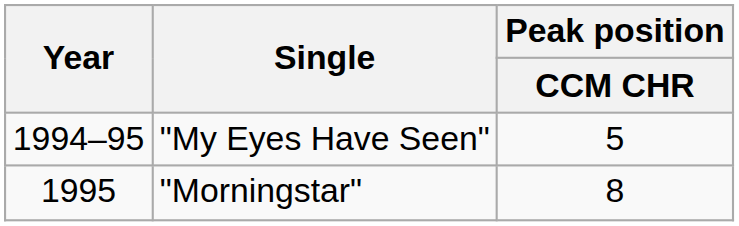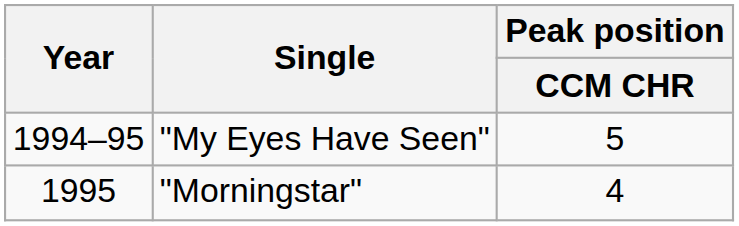(615, 191) 8 -> (615, 191) 4
